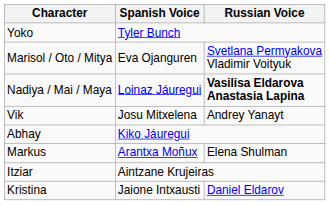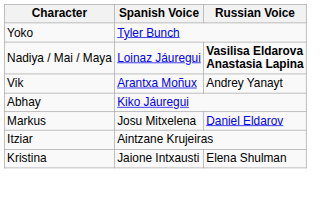- row: (60, 58)
(157, 115) Josu Mitxelena -> (157, 83) Arantxa Moñux
(158, 153) Arantxa Moñux -> (157, 121) Josu Mitxelena
(247, 153) Elena Shulman -> (245, 121) Daniel Eldarov
(245, 190) Daniel Eldarov -> (246, 158) Elena Shulman
